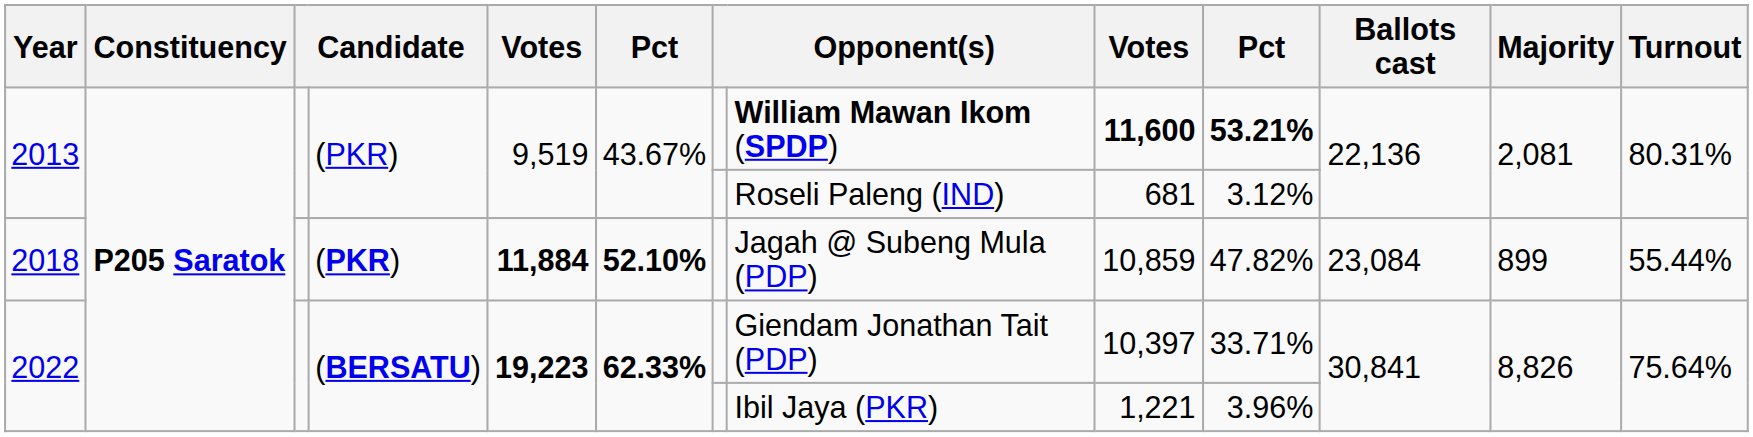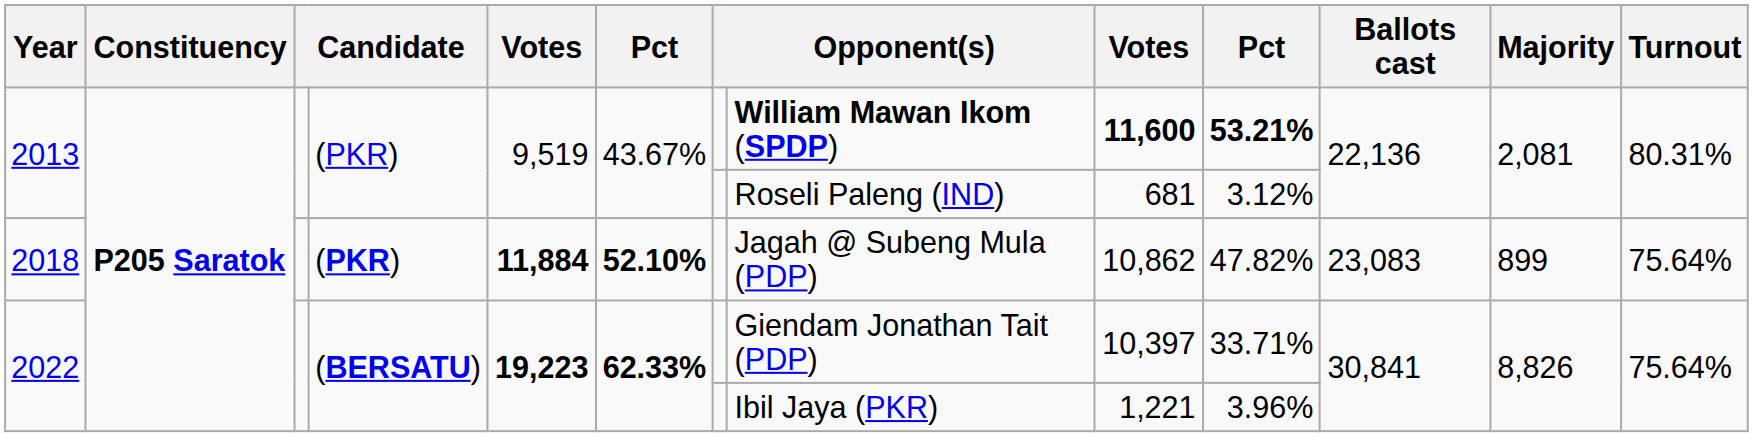(1149, 260) 10,859 -> (1149, 260) 10,862
(1374, 260) 23,084 -> (1374, 260) 23,083
(1680, 260) 55.44% -> (1680, 260) 75.64%
